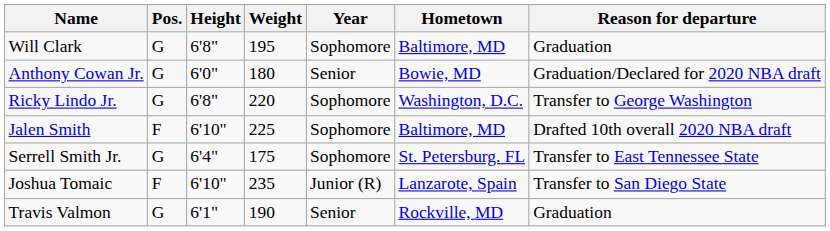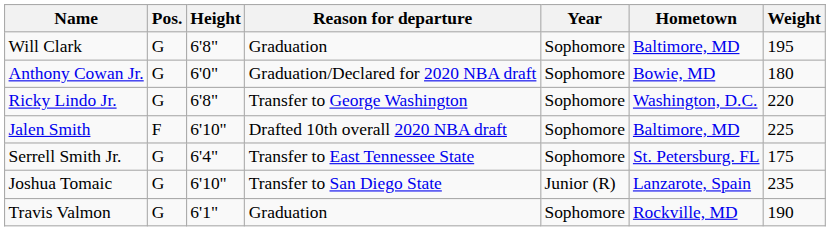columns swapped: (275, 18) <-> (677, 18)
(333, 73) Senior -> (585, 73) Sophomore
(157, 184) F -> (158, 184) G
(333, 211) Senior -> (585, 211) Sophomore
